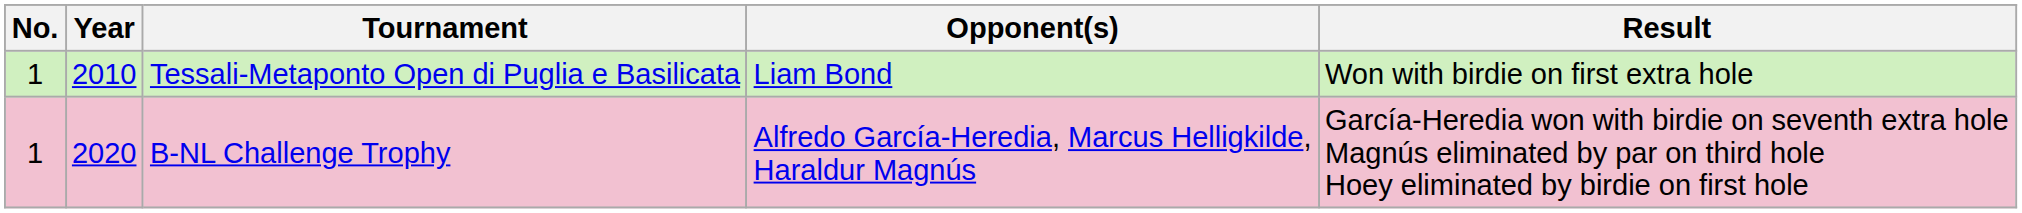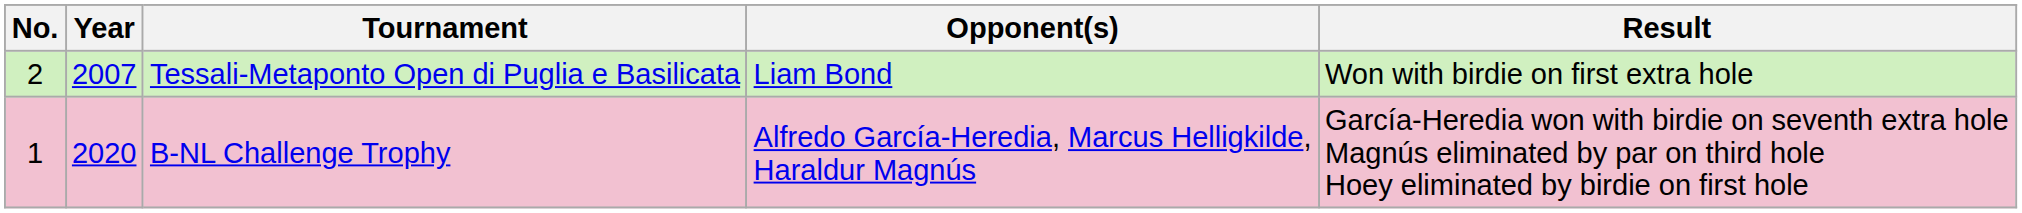(35, 74) 1 -> (35, 74) 2
(104, 74) 2010 -> (104, 74) 2007
